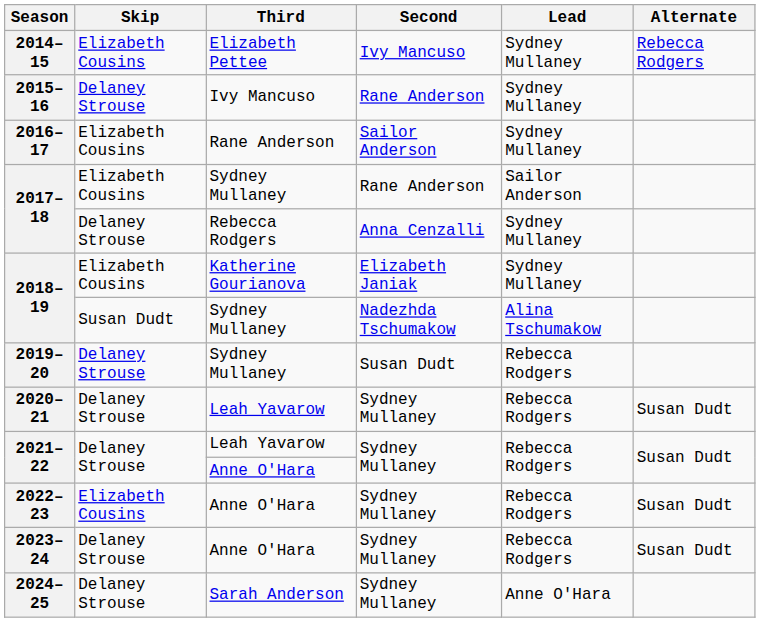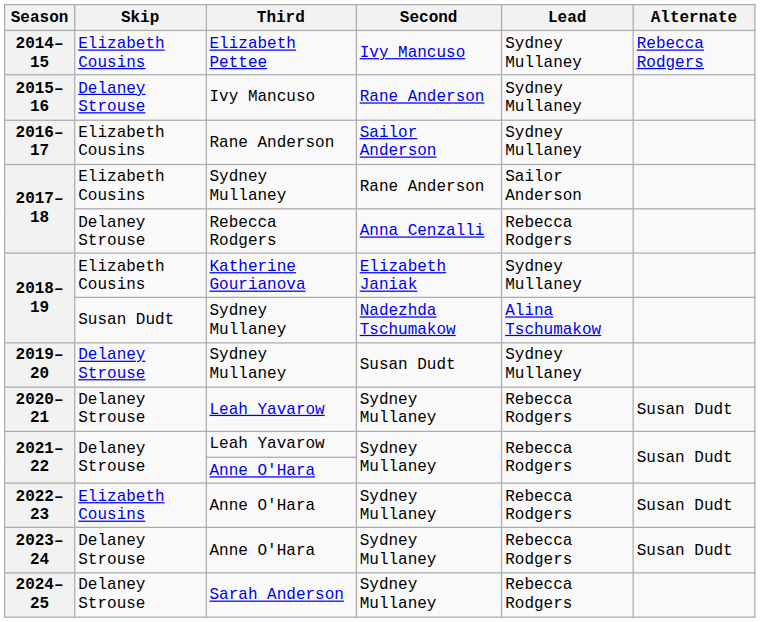(544, 231) Sydney Mullaney -> (539, 231) Rebecca Rodgers
(539, 365) Rebecca Rodgers -> (544, 365) Sydney Mullaney
(558, 595) Anne O'Hara -> (539, 595) Rebecca Rodgers
